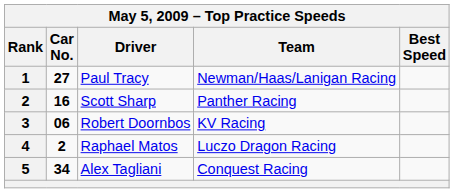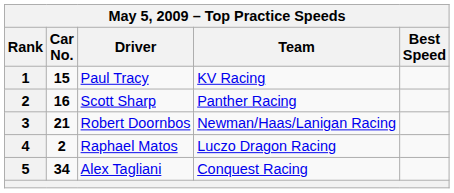(62, 78) 27 -> (62, 78) 15
(297, 78) Newman/Haas/Lanigan Racing -> (231, 78) KV Racing
(62, 124) 06 -> (62, 124) 21
(231, 124) KV Racing -> (297, 124) Newman/Haas/Lanigan Racing
